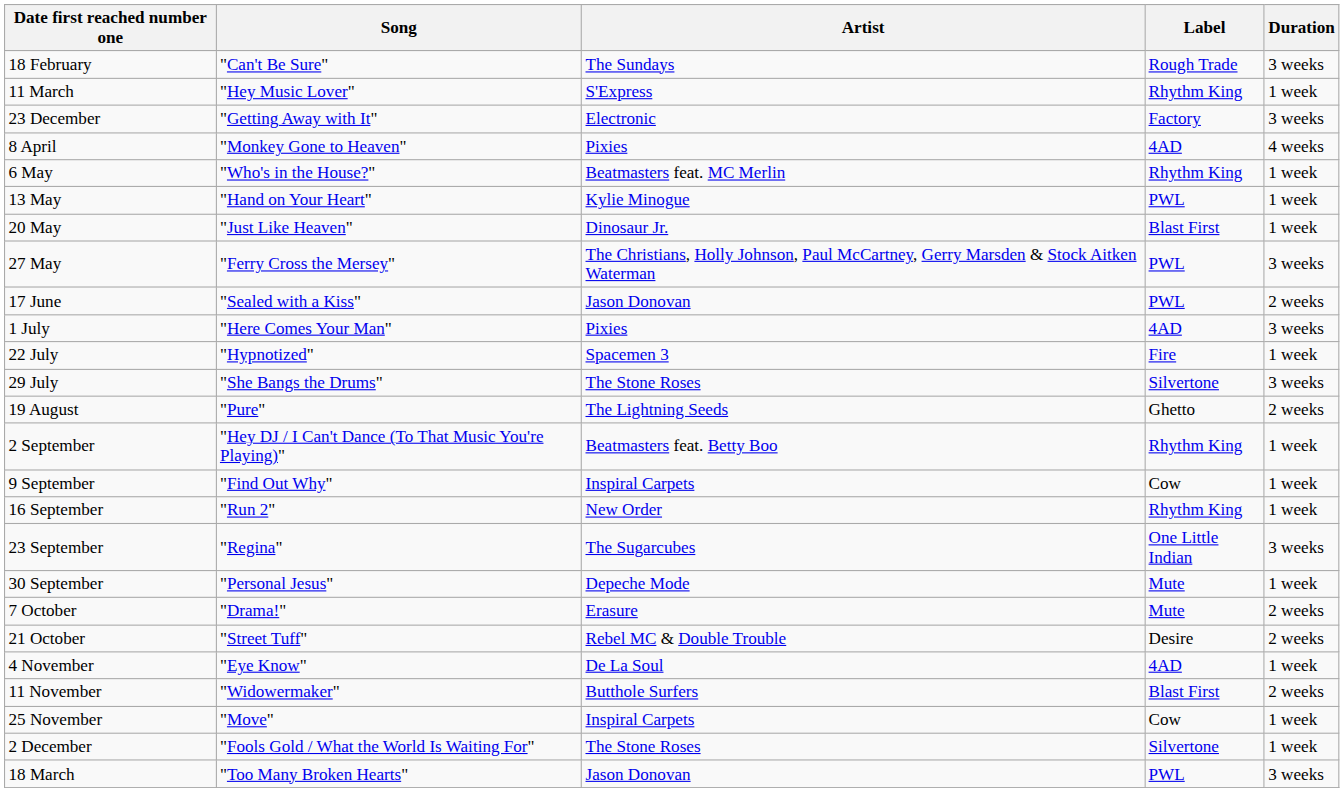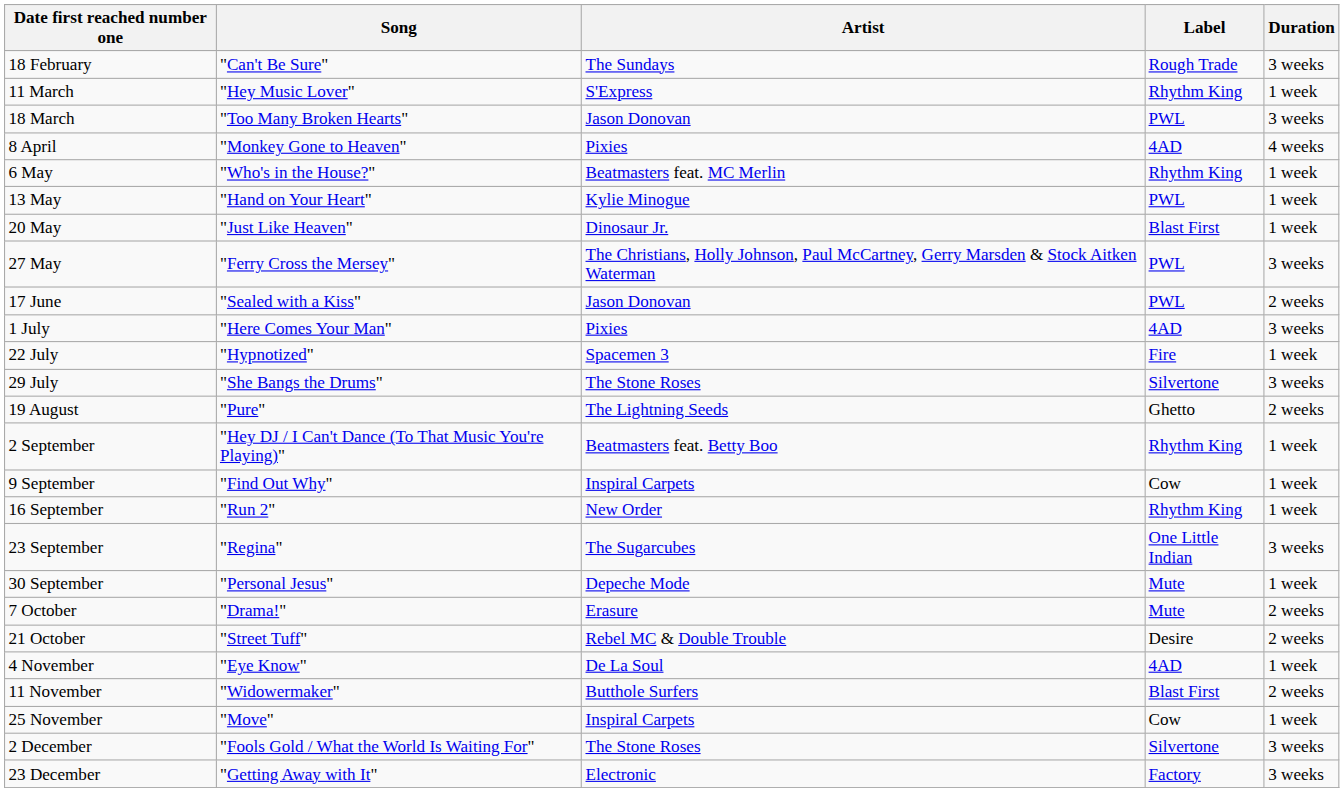rows swapped: (42, 773) <-> (54, 118)
(1293, 746) 1 week -> (1296, 746) 3 weeks
